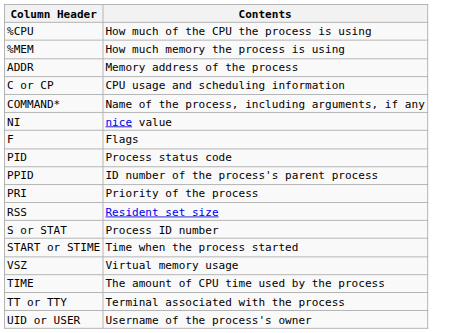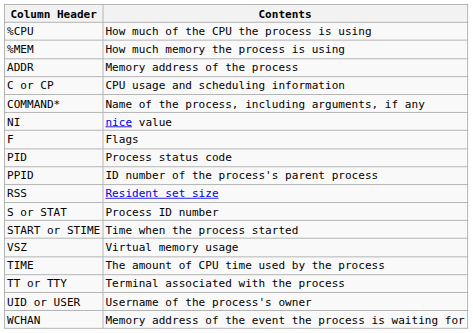- row: (17, 194)
+ row: (24, 320)
